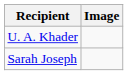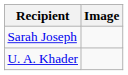rows swapped: (43, 37) <-> (42, 59)
